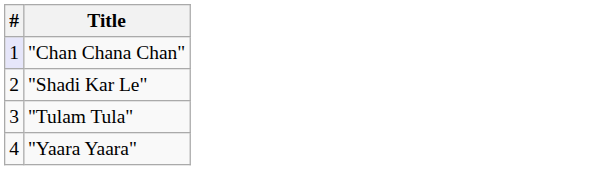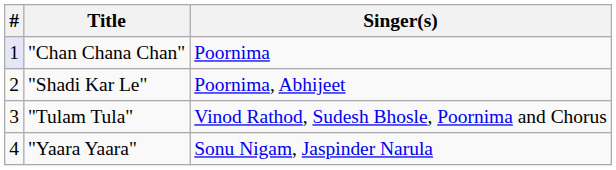+ column: (401, 20)
